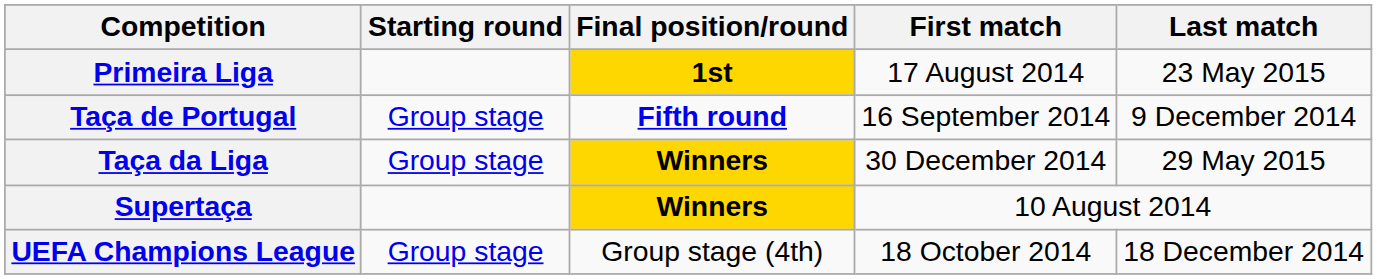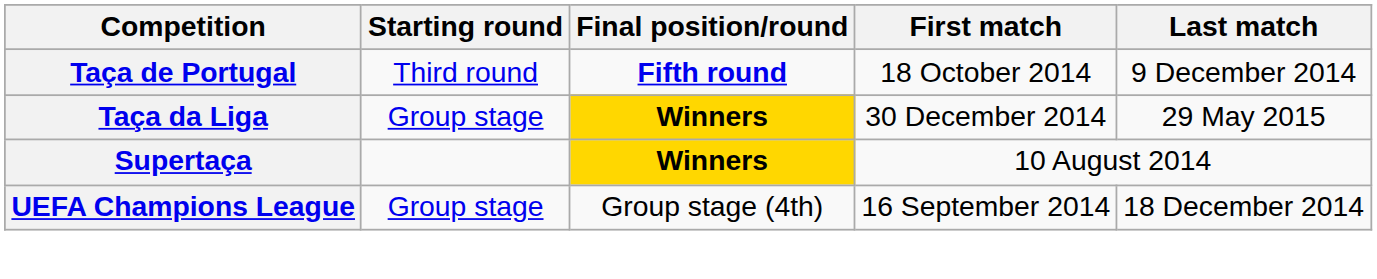- row: (183, 71)
(466, 116) Group stage -> (466, 71) Third round
(986, 116) 16 September 2014 -> (986, 71) 18 October 2014
(986, 251) 18 October 2014 -> (986, 206) 16 September 2014
